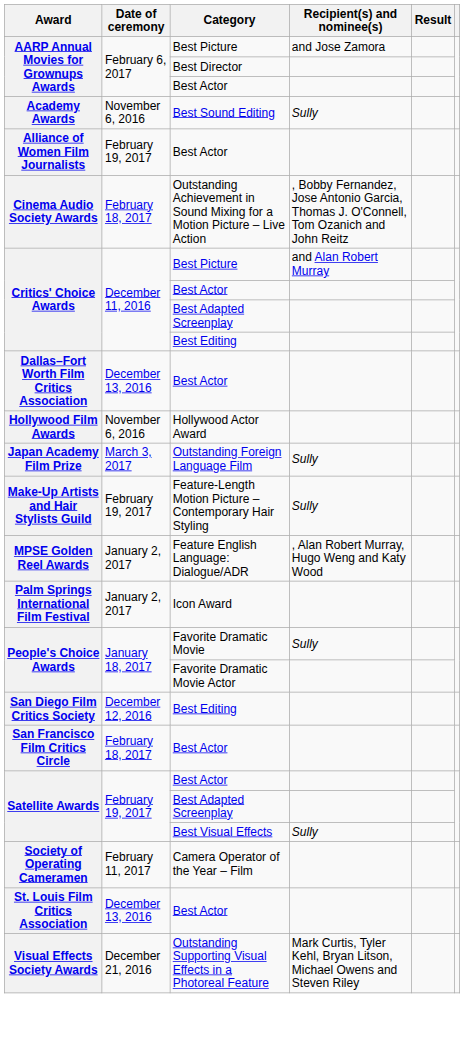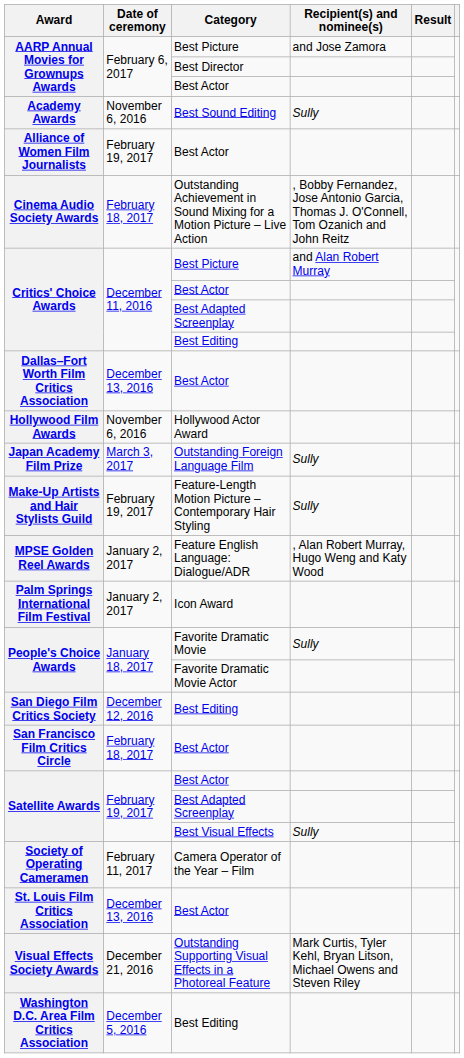+ row: (54, 1023)
